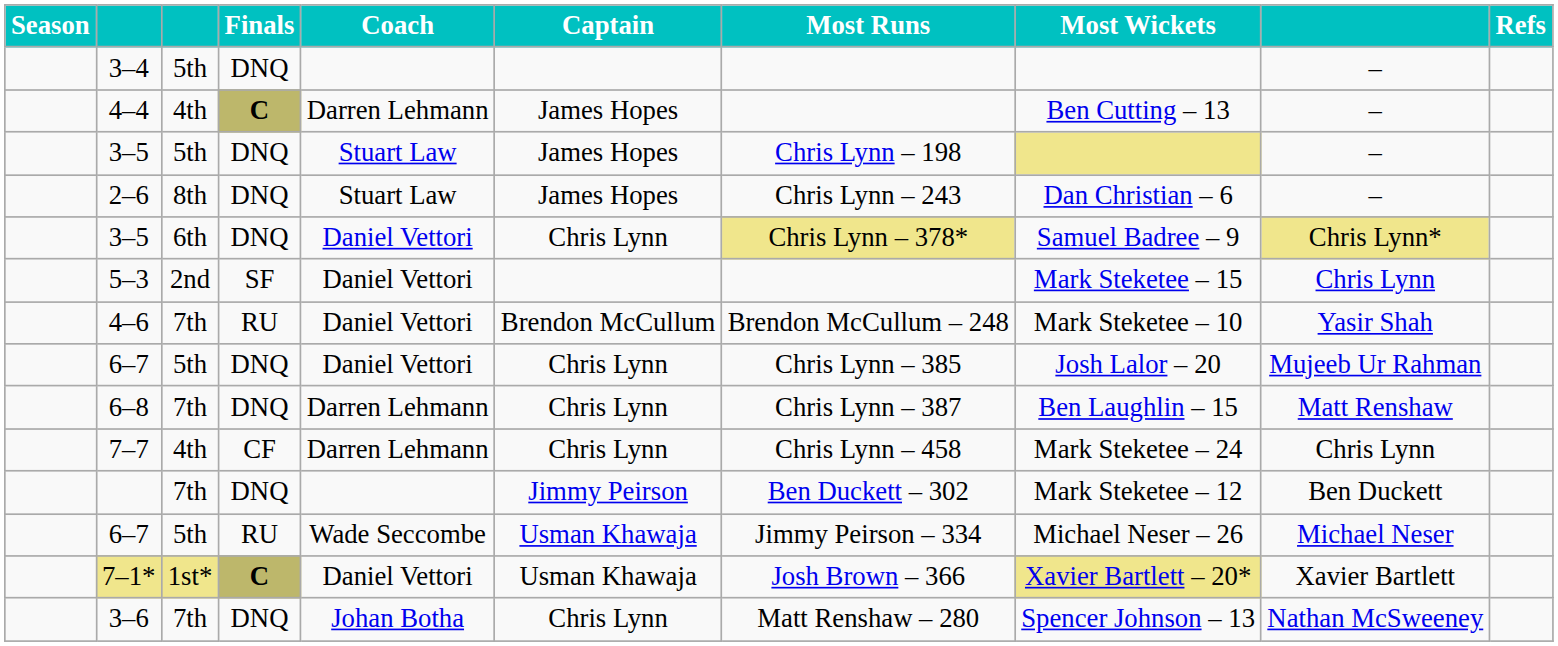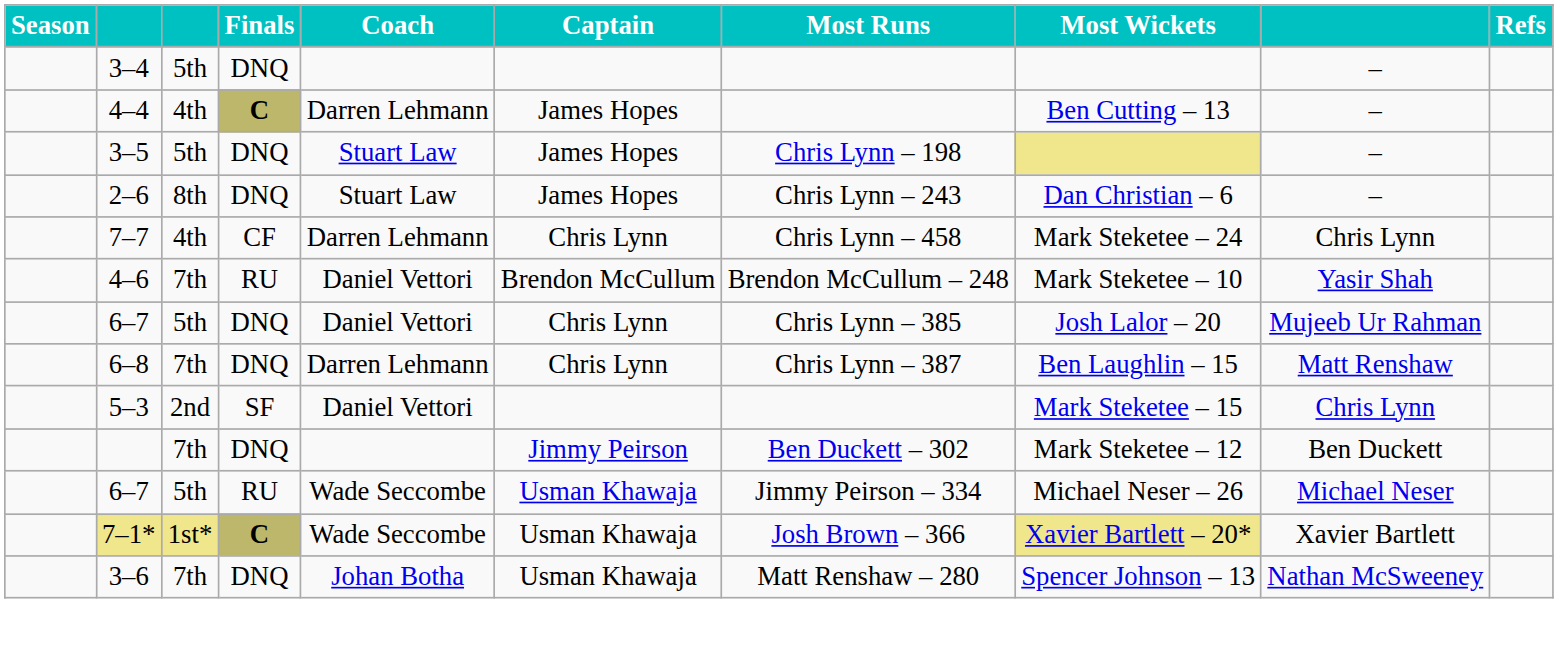- row: (129, 237)
rows swapped: (129, 279) <-> (129, 449)
(398, 576) Daniel Vettori -> (398, 534) Wade Seccombe
(608, 618) Chris Lynn -> (608, 576) Usman Khawaja
